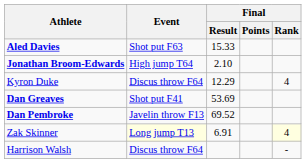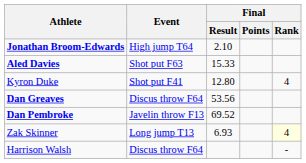rows swapped: (66, 64) <-> (33, 47)
(166, 81) Discus throw F64 -> (156, 81) Shot put F41
(223, 81) 12.29 -> (223, 81) 12.80
(156, 98) Shot put F41 -> (166, 98) Discus throw F64
(223, 98) 53.69 -> (223, 98) 53.56
(162, 133) lightyellow background -> (162, 133) no background
(223, 133) 6.91 -> (223, 133) 6.93
